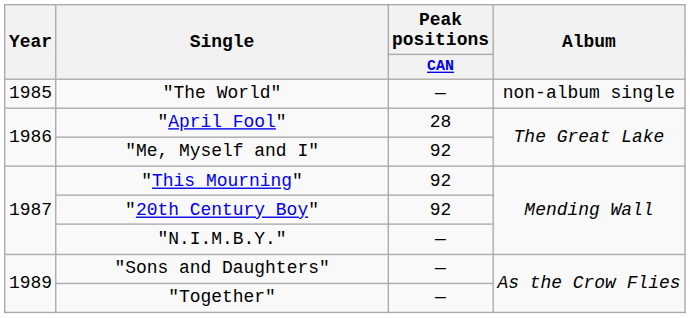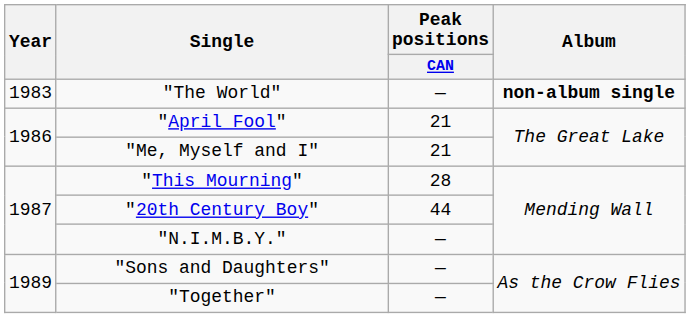(31, 93) 1985 -> (31, 93) 1983
(589, 93) normal -> (589, 93) bold
(440, 122) 28 -> (440, 122) 21
(440, 152) 92 -> (440, 152) 21
(440, 181) 92 -> (440, 181) 28
(440, 210) 92 -> (440, 210) 44
